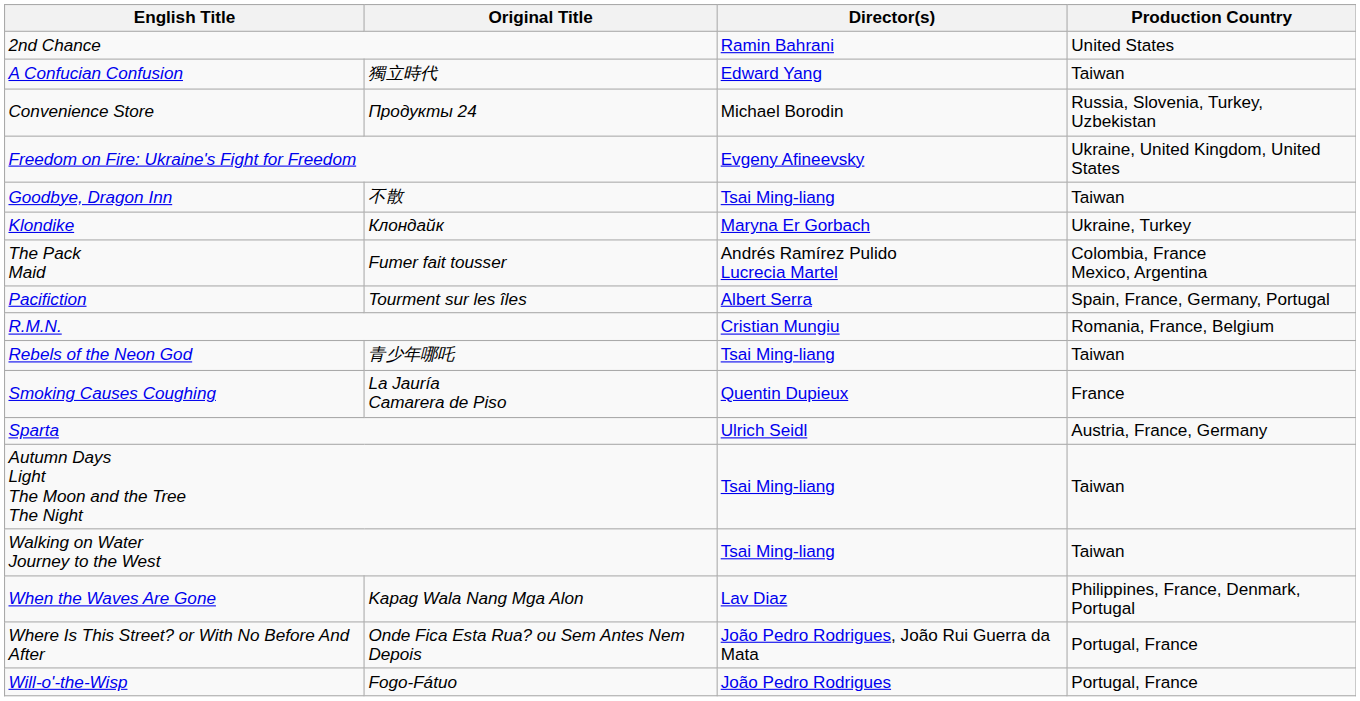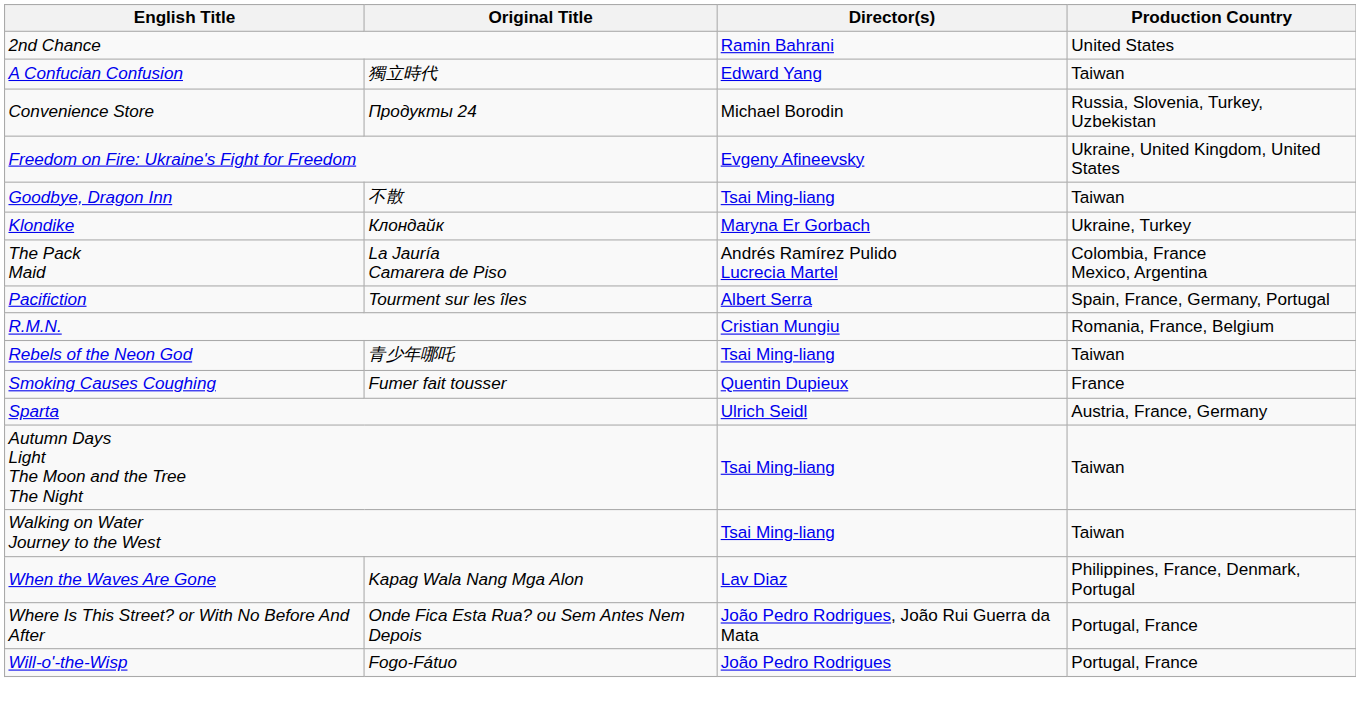(437, 262) Fumer fait tousser -> (437, 262) La Jauría Camarera de Piso
(437, 393) La Jauría Camarera de Piso -> (437, 384) Fumer fait tousser
